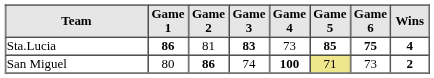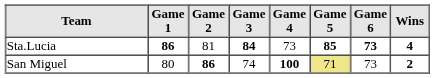(249, 46) 83 -> (249, 46) 84
(370, 46) 75 -> (370, 46) 73
